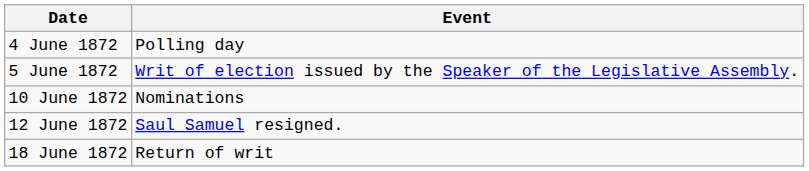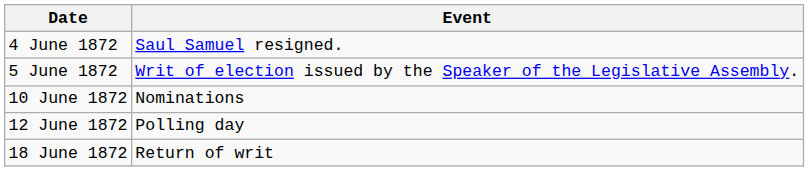(190, 45) Polling day -> (239, 45) Saul Samuel resigned.
(239, 126) Saul Samuel resigned. -> (190, 126) Polling day
